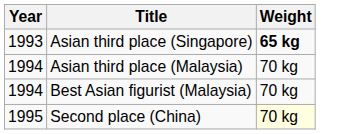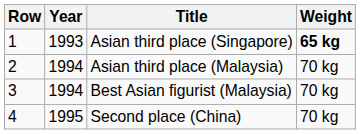+ column: (25, 16)
(279, 116) lightyellow background -> (319, 116) no background
